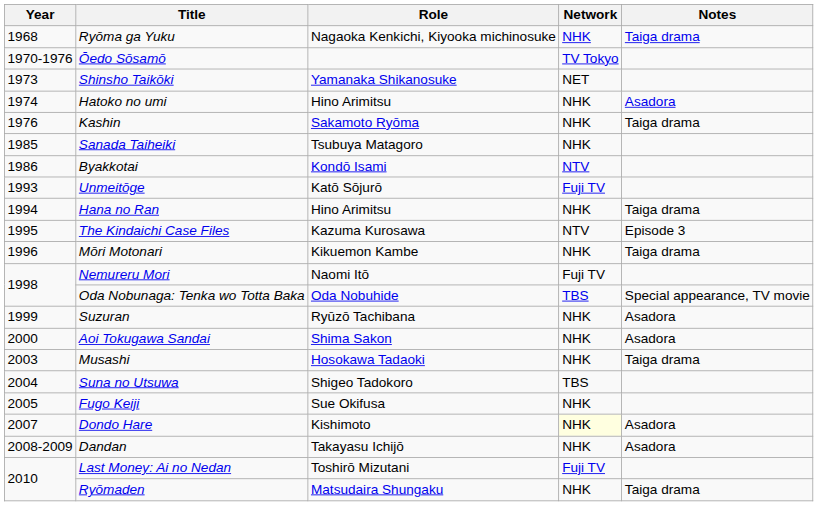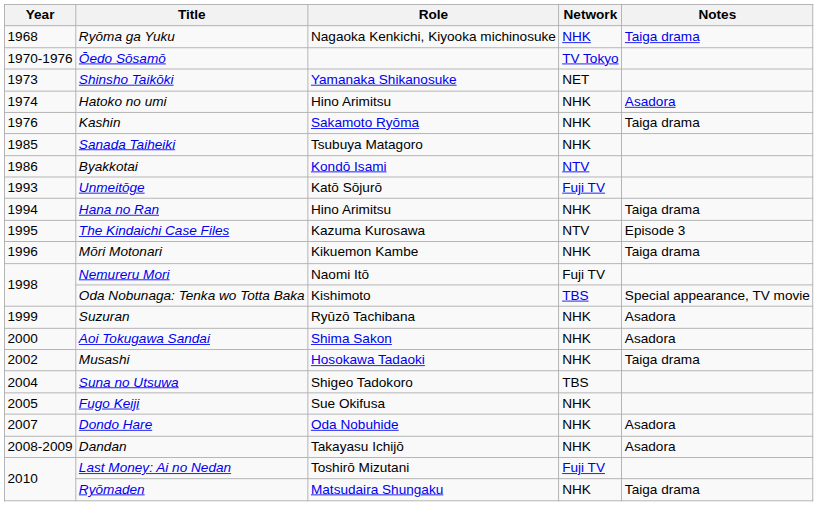(355, 295) Oda Nobuhide -> (341, 295) Kishimoto
(23, 360) 2003 -> (23, 360) 2002
(341, 425) Kishimoto -> (355, 425) Oda Nobuhide
(577, 425) lightyellow background -> (577, 425) no background
